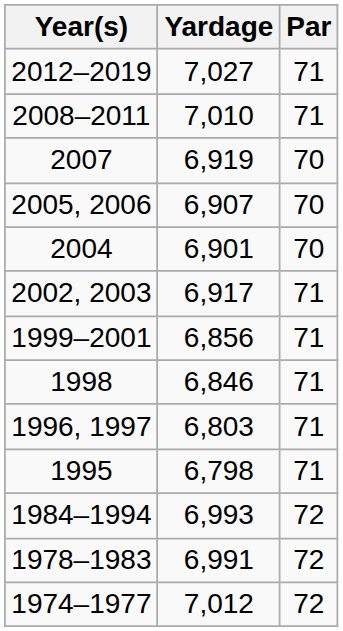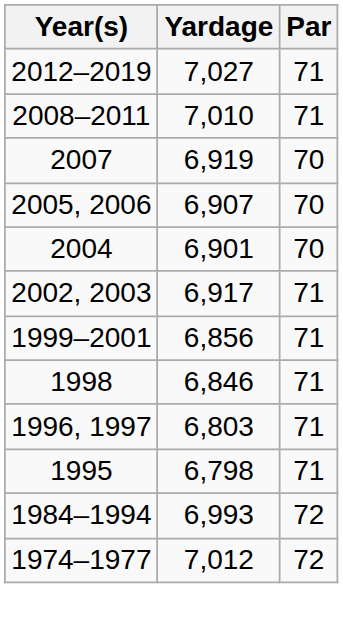- row: (81, 559)
